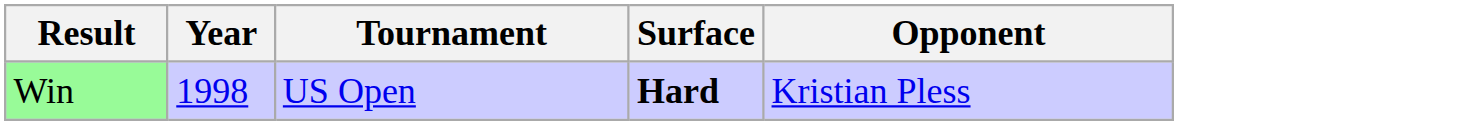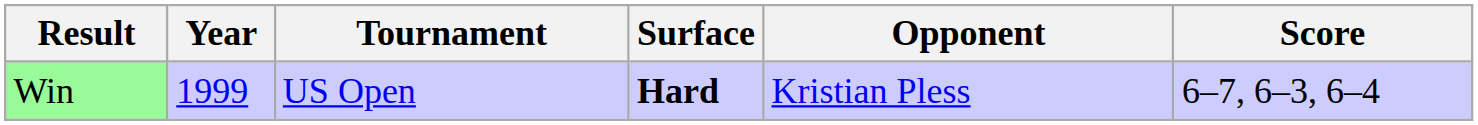+ column: (1322, 33)
(212, 90) 1998 -> (212, 90) 1999
